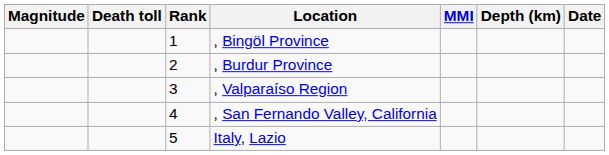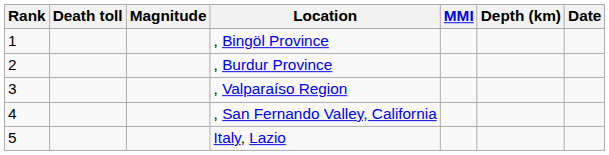columns swapped: (188, 16) <-> (46, 16)
